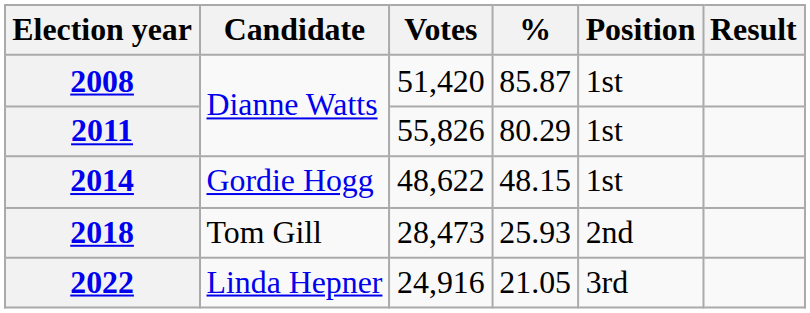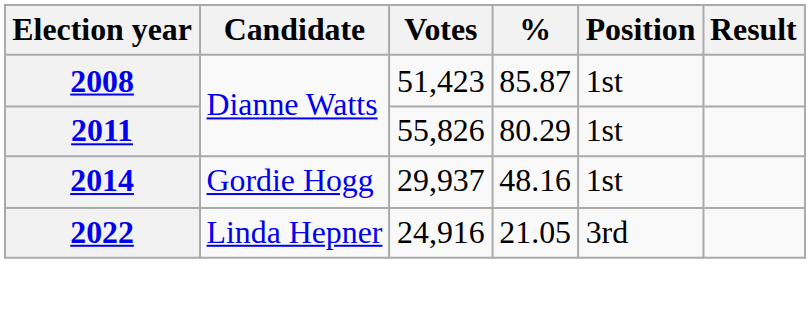(441, 80) 51,420 -> (441, 80) 51,423
(441, 181) 48,622 -> (441, 181) 29,937
(535, 181) 48.15 -> (535, 181) 48.16
- row: (102, 231)
